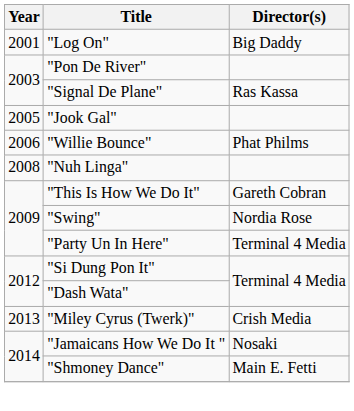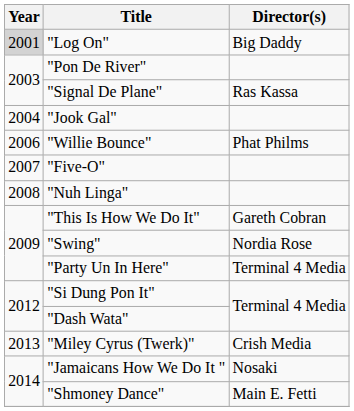(24, 42) no background -> (24, 42) lightgrey background
(24, 117) 2005 -> (24, 117) 2004
+ row: (76, 167)
